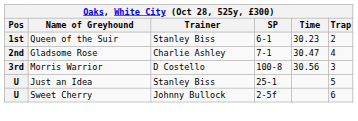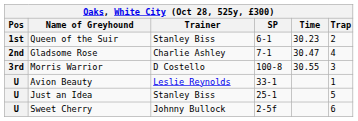(306, 67) 30.56 -> (306, 67) 30.55
+ row: (61, 81)
